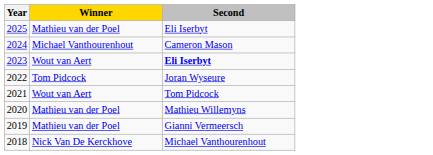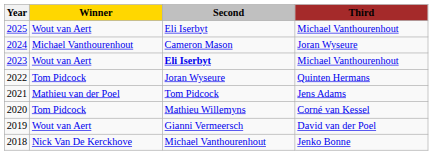+ column: (361, 12)
(76, 28) Mathieu van der Poel -> (62, 28) Wout van Aert
(62, 93) Wout van Aert -> (76, 93) Mathieu van der Poel
(76, 110) Mathieu van der Poel -> (59, 110) Tom Pidcock
(76, 126) Mathieu van der Poel -> (62, 126) Wout van Aert
